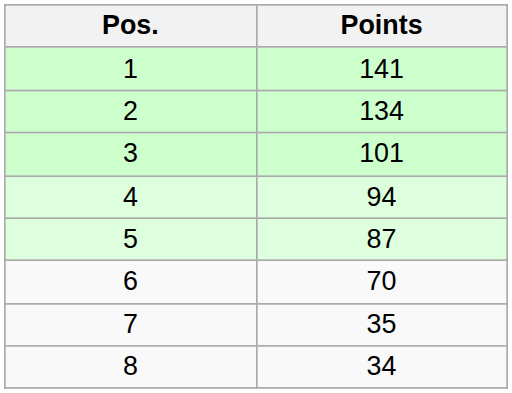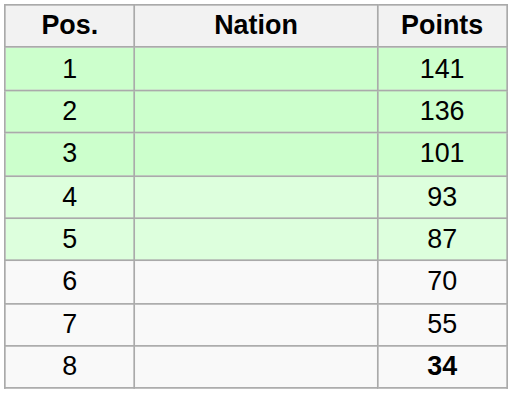+ column: (256, 25)
(382, 111) 134 -> (442, 111) 136
(382, 196) 94 -> (442, 196) 93
(382, 324) 35 -> (442, 324) 55
(382, 366) normal -> (442, 366) bold
